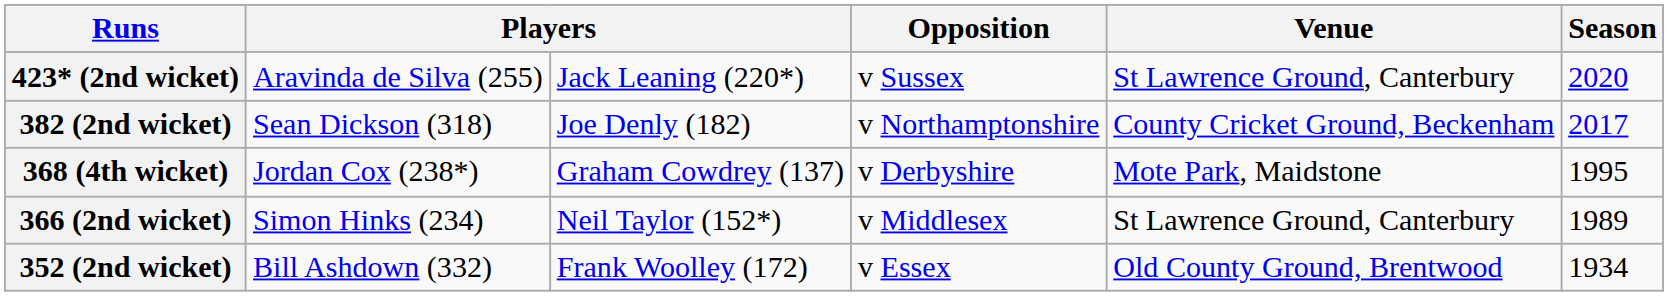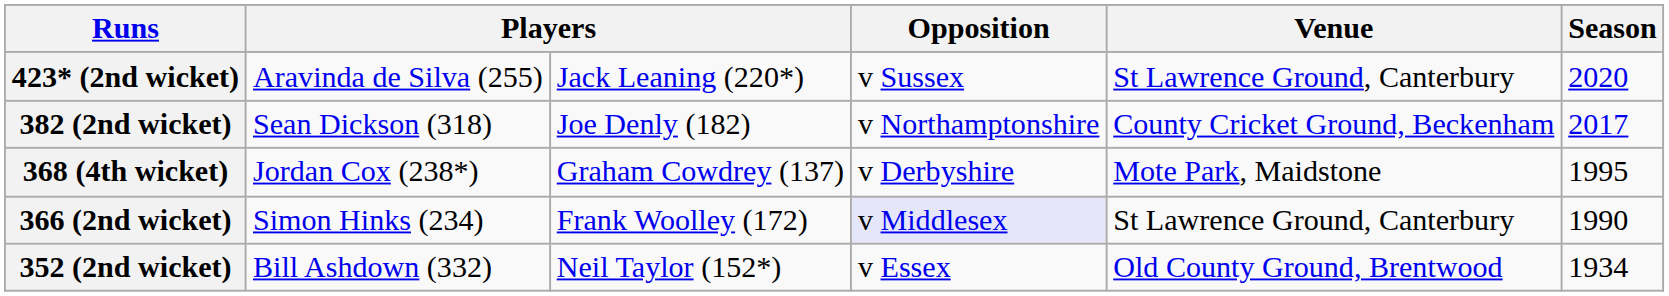(669, 219) Neil Taylor (152*) -> (682, 219) Frank Woolley (172)
(933, 219) no background -> (933, 219) lavender background
(1598, 219) 1989 -> (1598, 219) 1990
(682, 266) Frank Woolley (172) -> (669, 266) Neil Taylor (152*)
